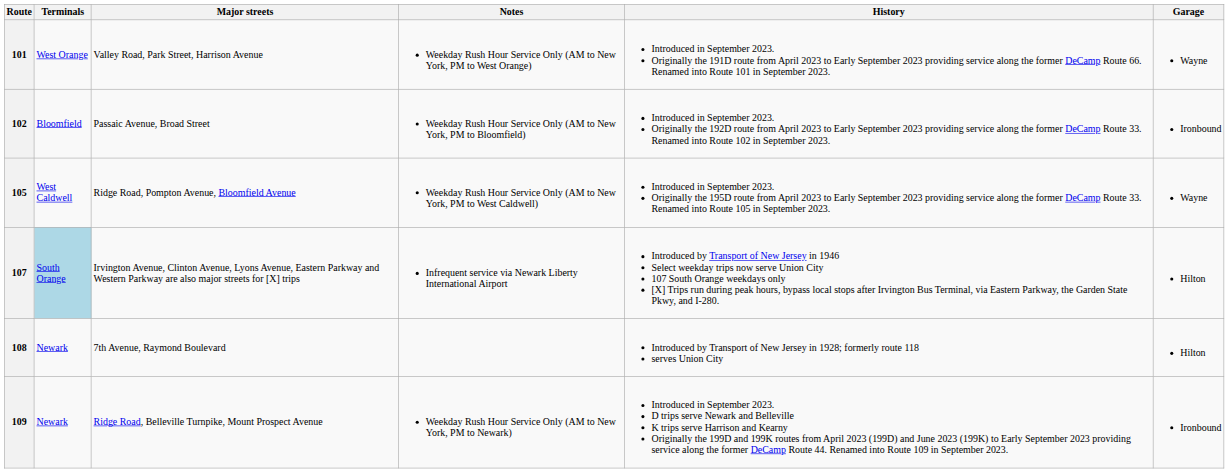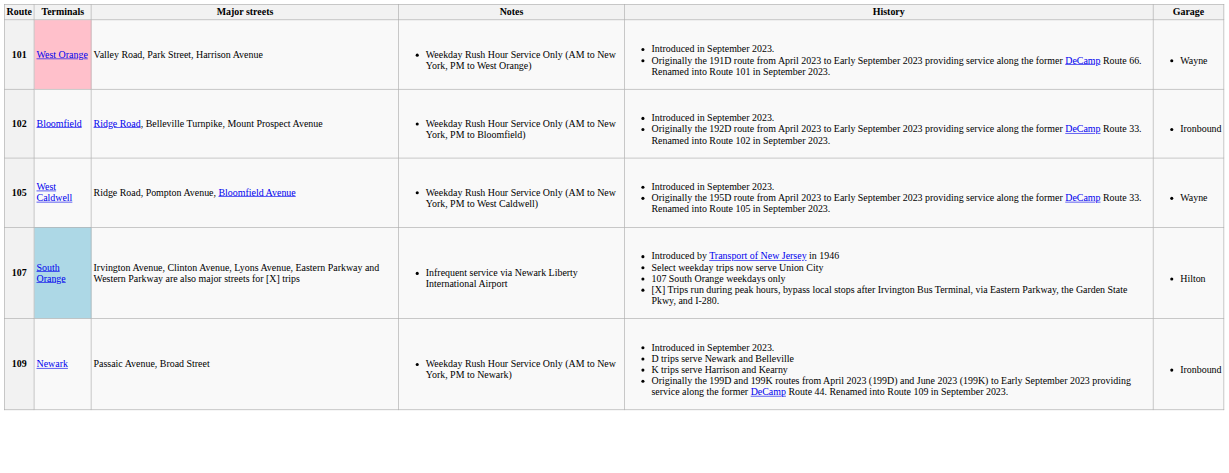(62, 54) no background -> (62, 54) pink background
(152, 123) Passaic Avenue, Broad Street -> (208, 123) Ridge Road, Belleville Turnpike, Mount Prospect Avenue
- row: (19, 347)
(208, 422) Ridge Road, Belleville Turnpike, Mount Prospect Avenue -> (152, 364) Passaic Avenue, Broad Street
